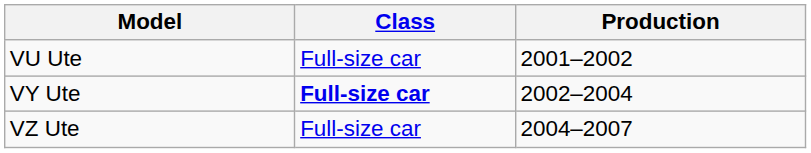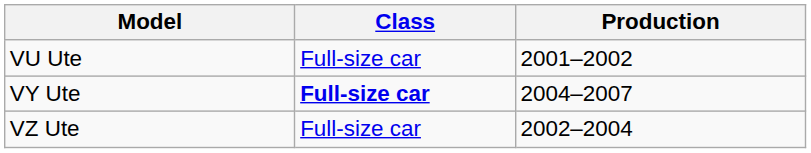(577, 93) 2002–2004 -> (577, 93) 2004–2007
(577, 128) 2004–2007 -> (577, 128) 2002–2004
